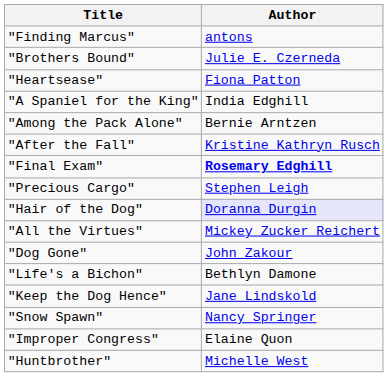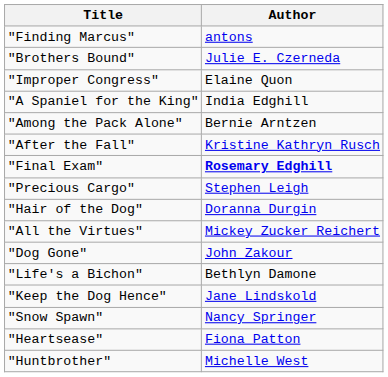rows swapped: (55, 80) <-> (83, 339)
(261, 210) lavender background -> (261, 210) no background
